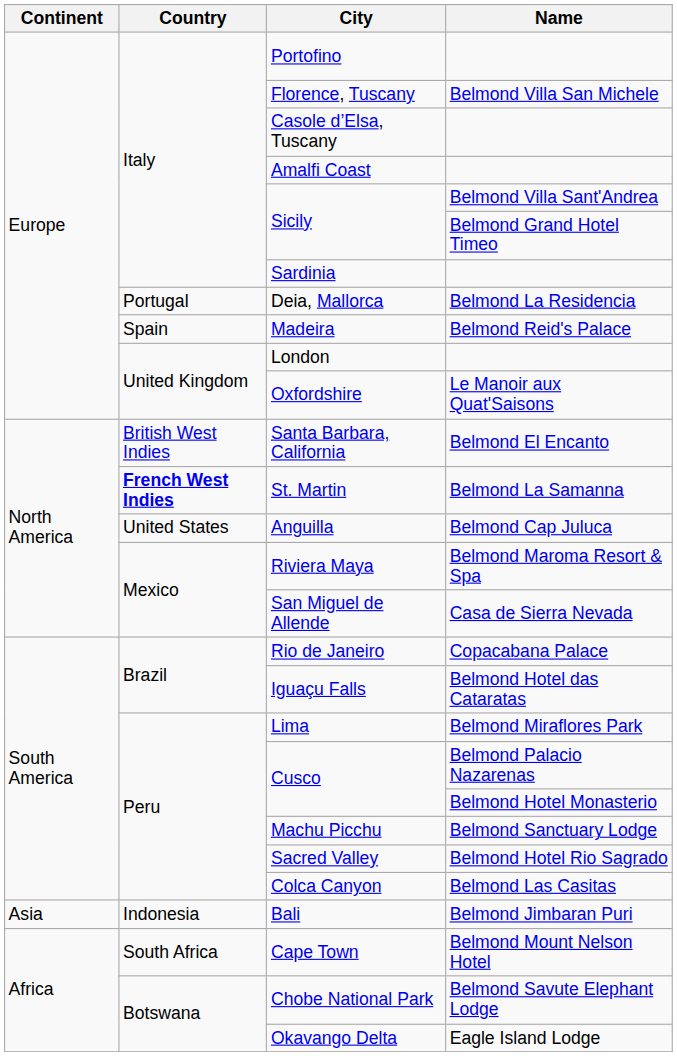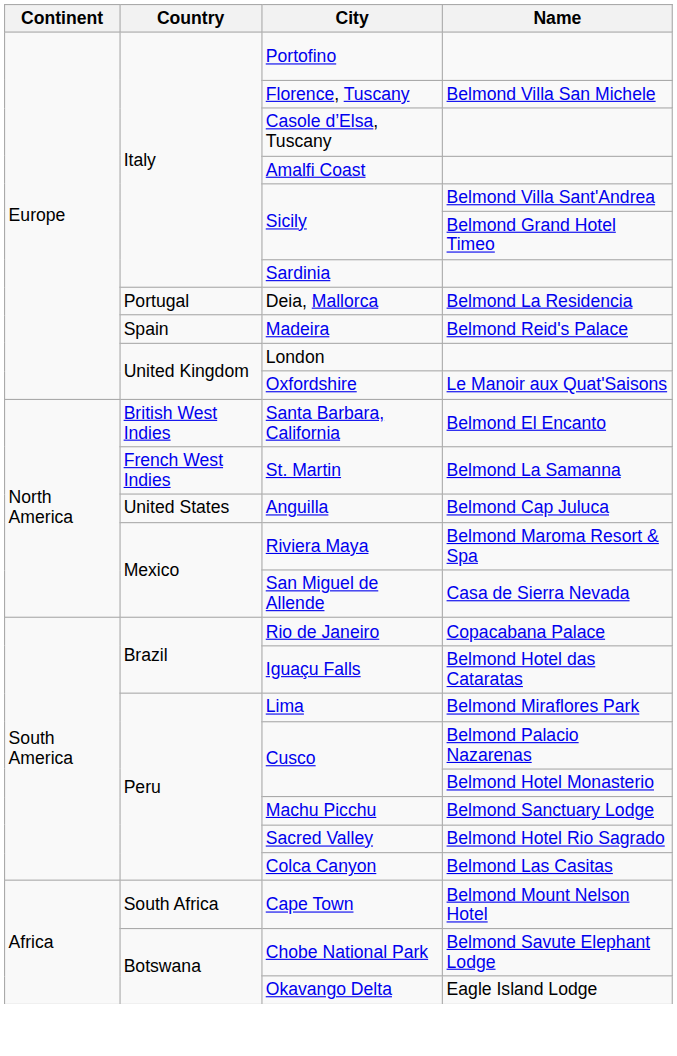(176, 490) bold -> (173, 470) normal
- row: (286, 914)
